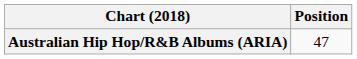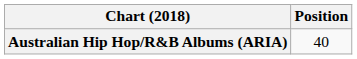(321, 41) 47 -> (321, 41) 40
